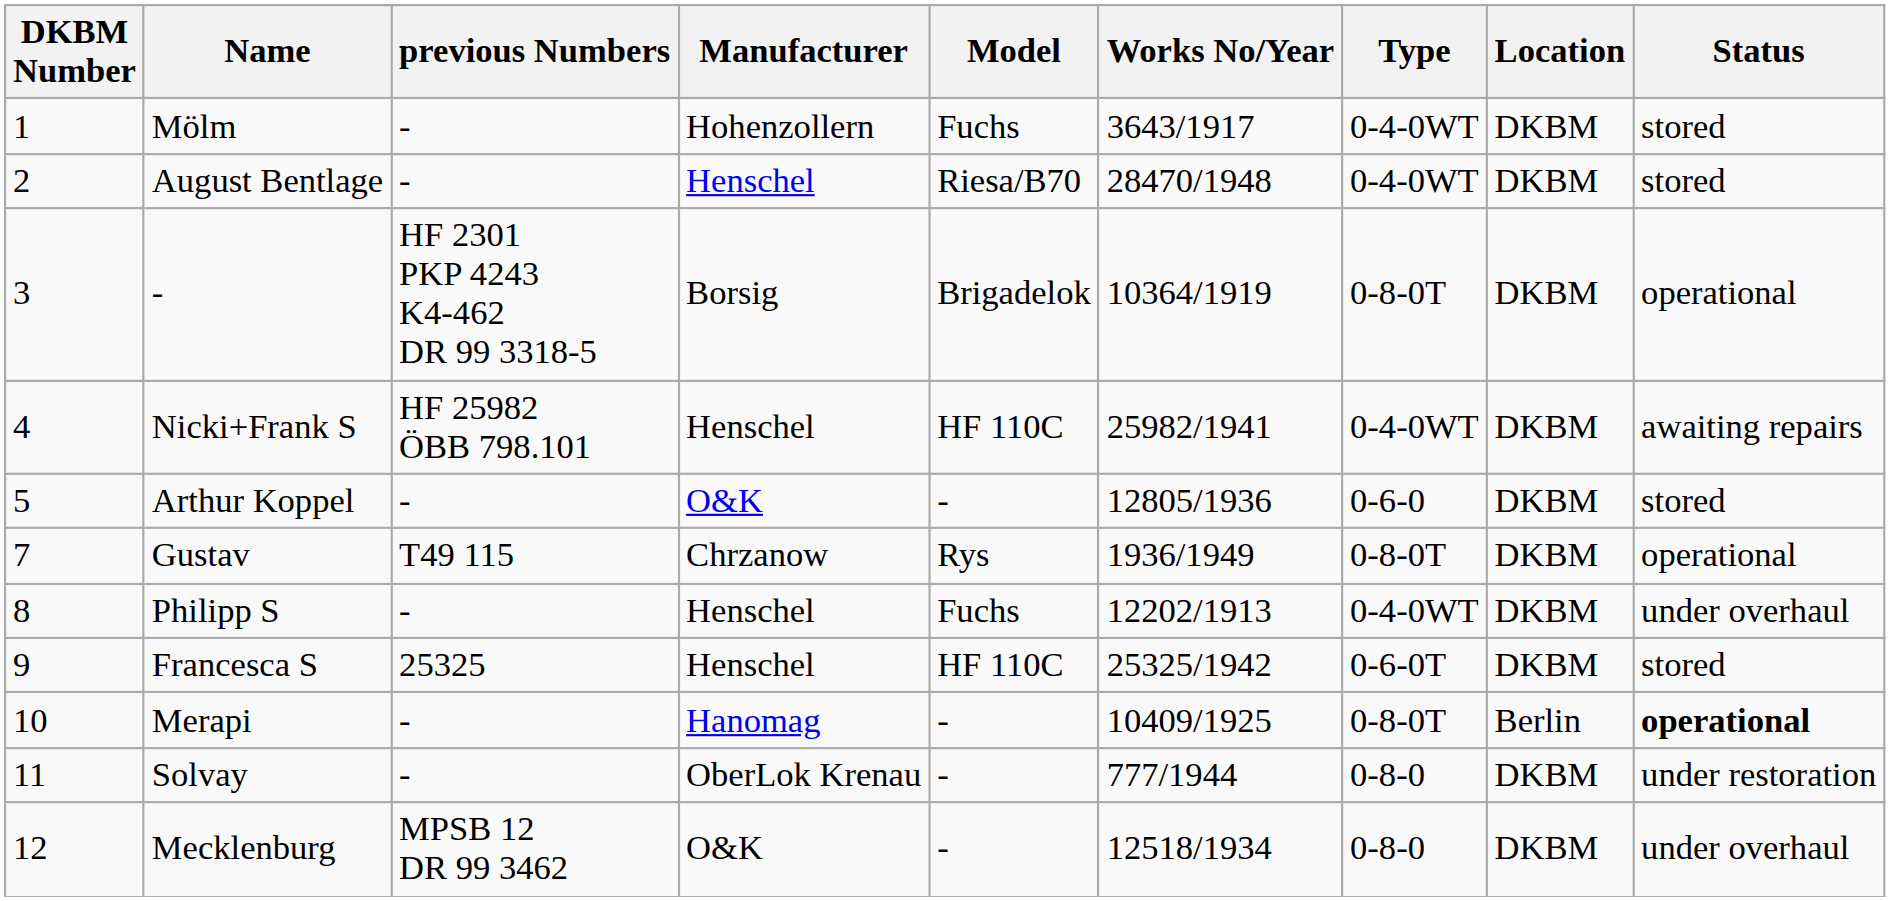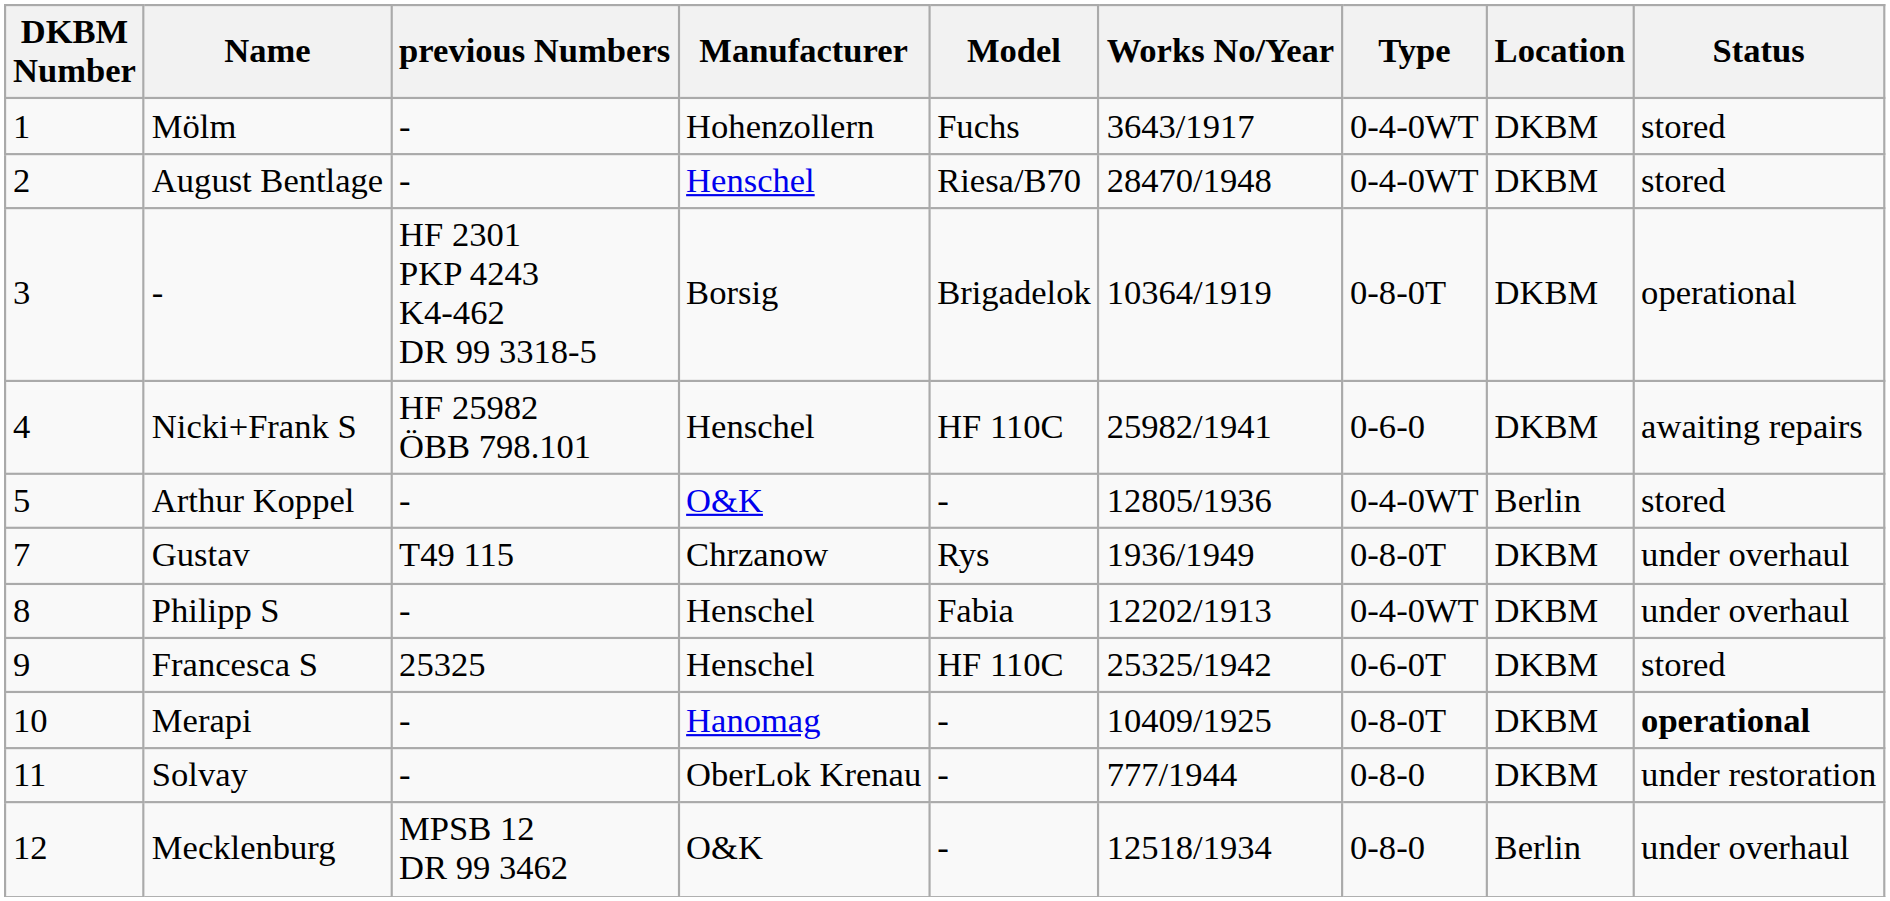(1414, 426) 0-4-0WT -> (1388, 426) 0-6-0
(1388, 500) 0-6-0 -> (1414, 500) 0-4-0WT
(1546, 500) DKBM -> (1538, 500) Berlin
(1719, 555) operational -> (1745, 555) under overhaul
(978, 609) Fuchs -> (976, 609) Fabia
(1538, 719) Berlin -> (1546, 719) DKBM
(1546, 848) DKBM -> (1538, 848) Berlin
